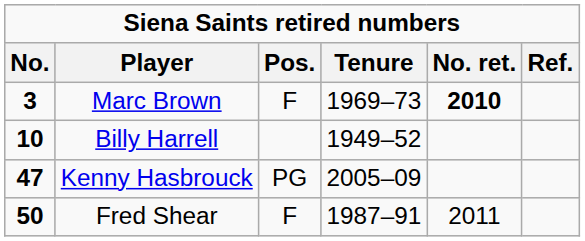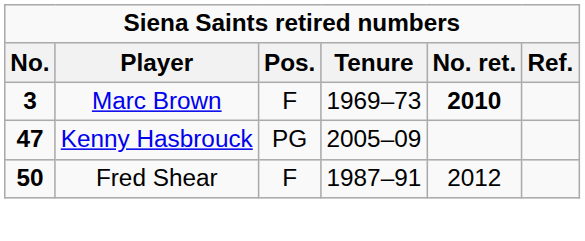- row: (157, 139)
(474, 216) 2011 -> (474, 178) 2012
